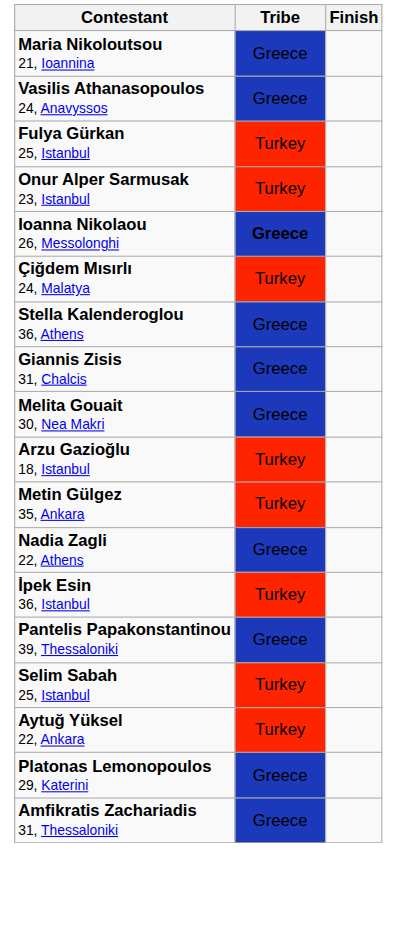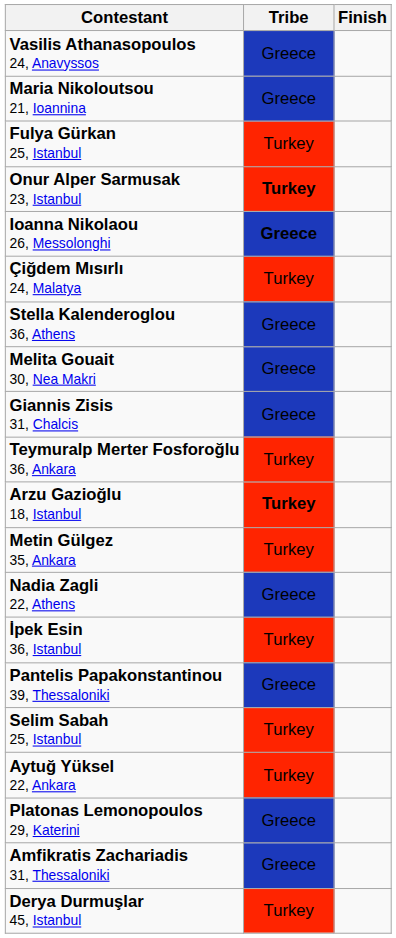rows swapped: (111, 98) <-> (90, 53)
(280, 188) normal -> (289, 188) bold
rows swapped: (70, 414) <-> (70, 369)
+ row: (125, 459)
(280, 459) normal -> (289, 504) bold
+ row: (77, 910)
